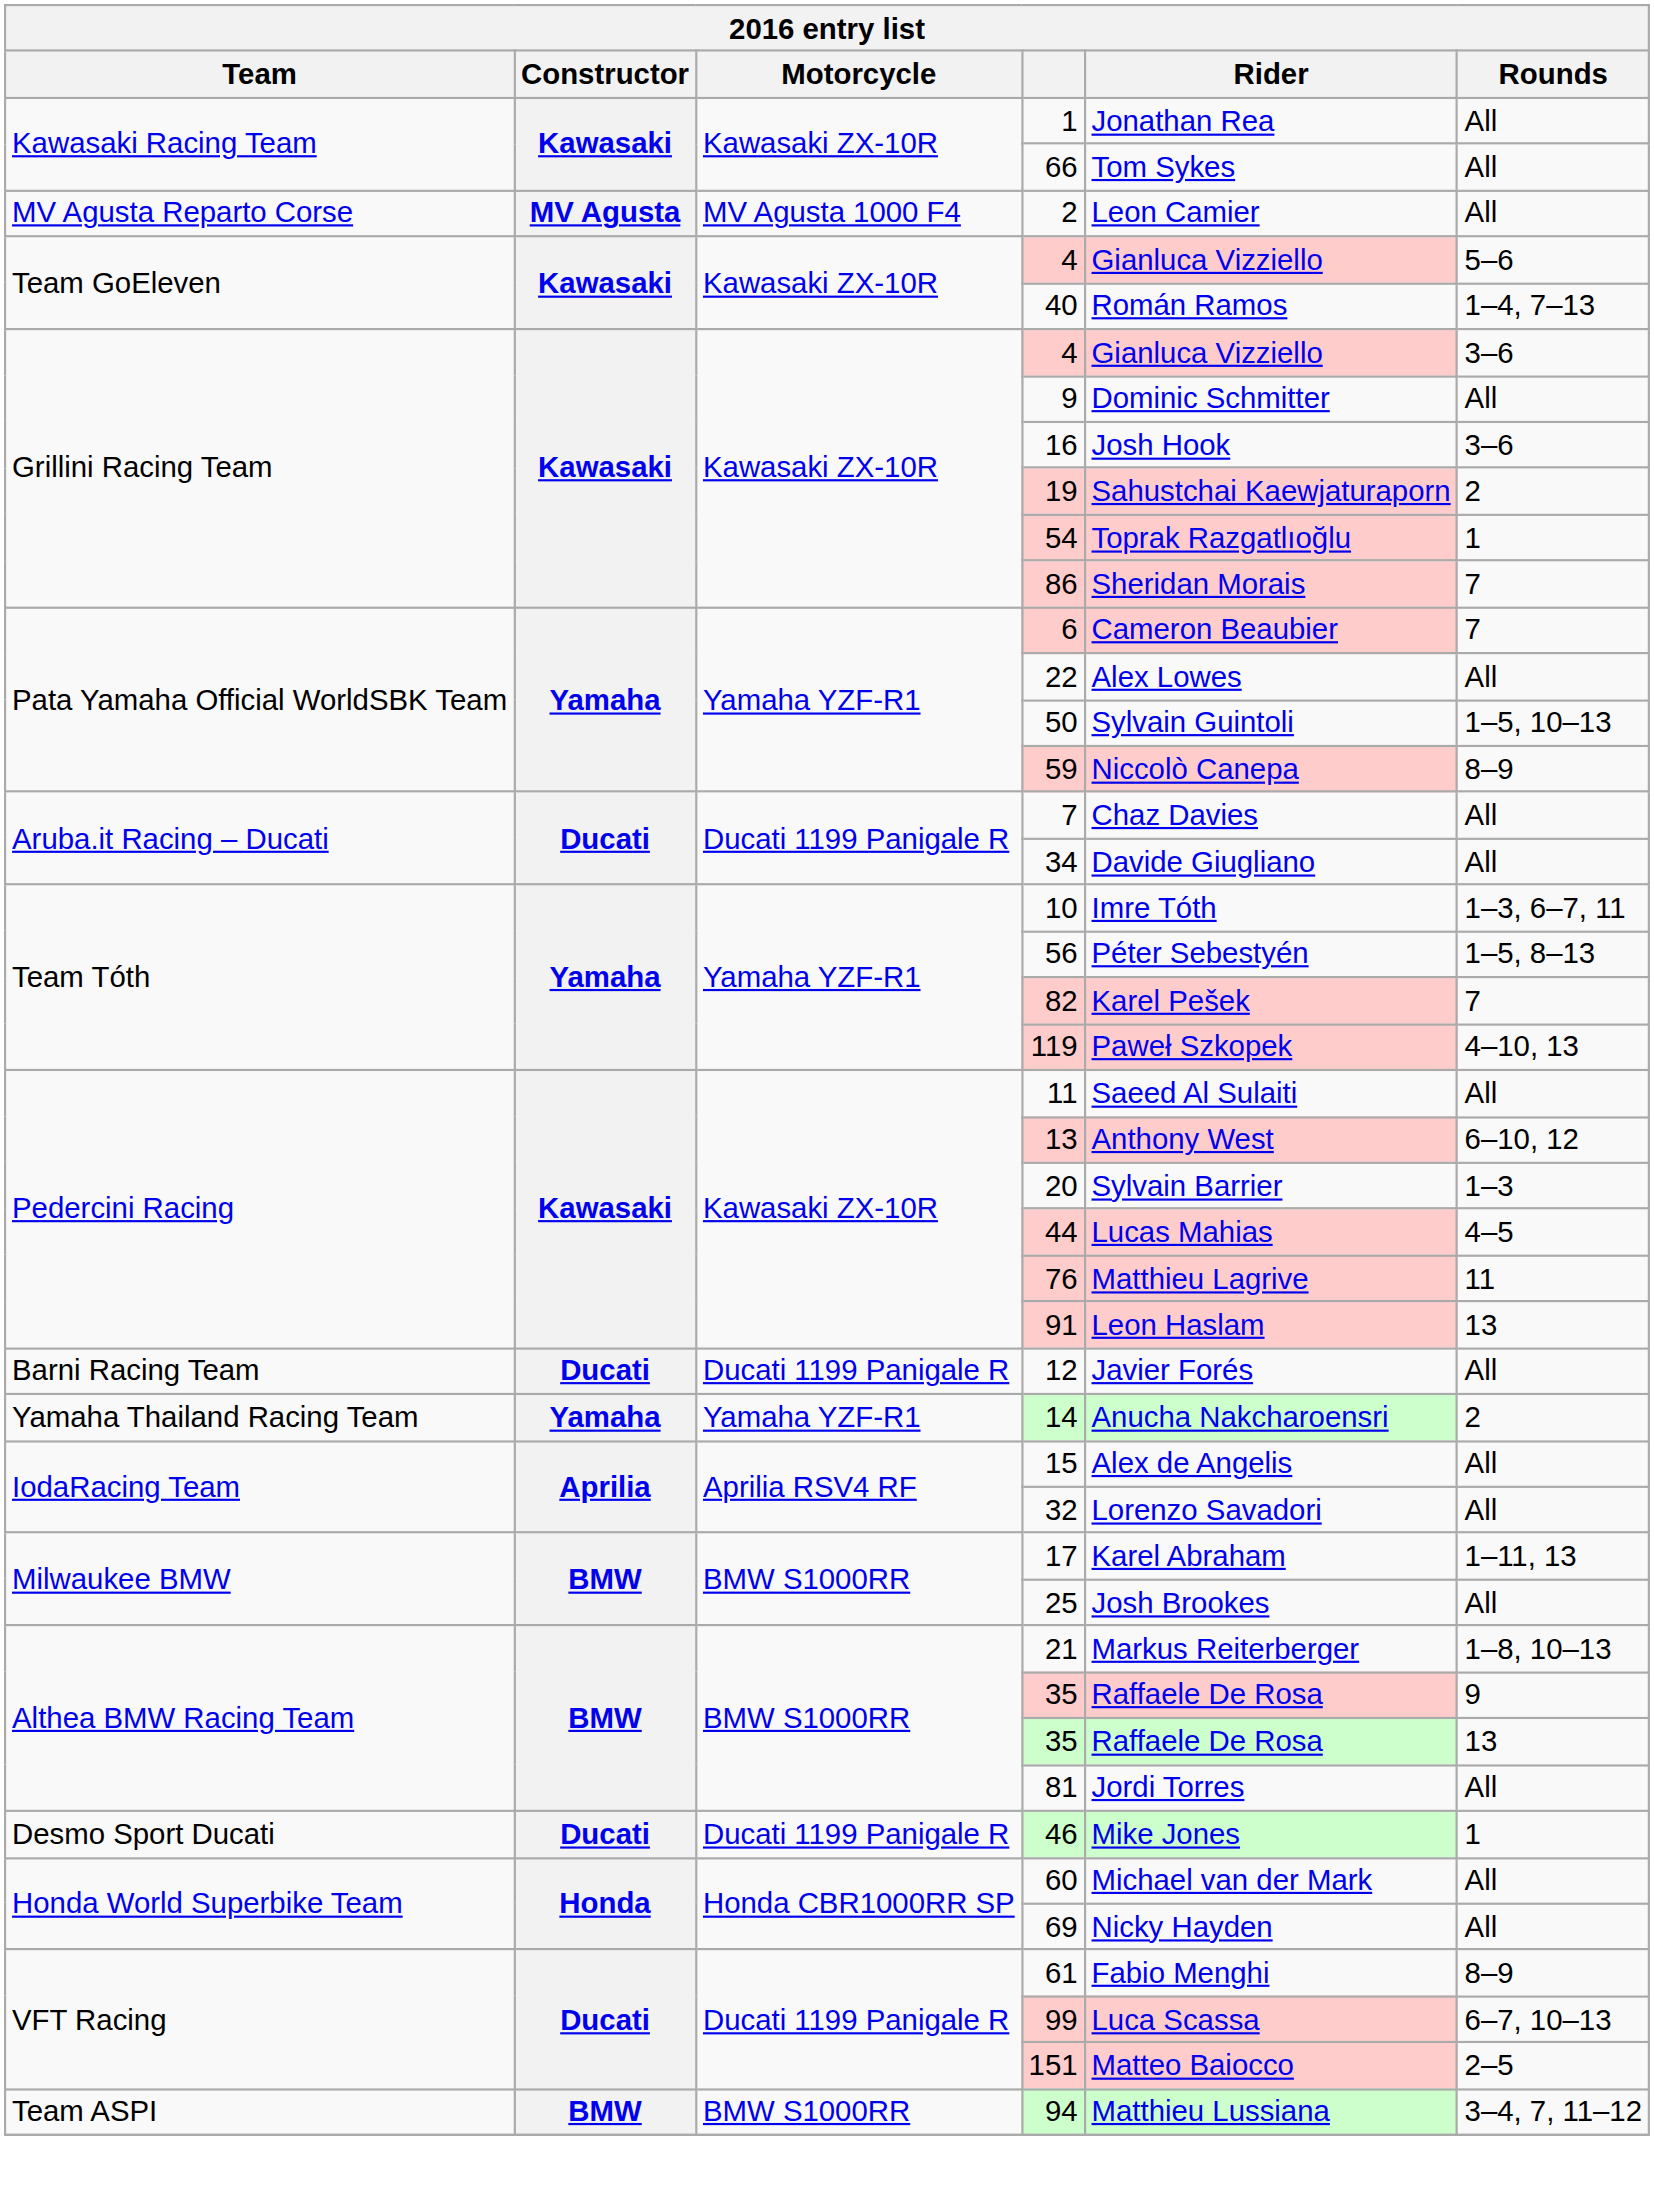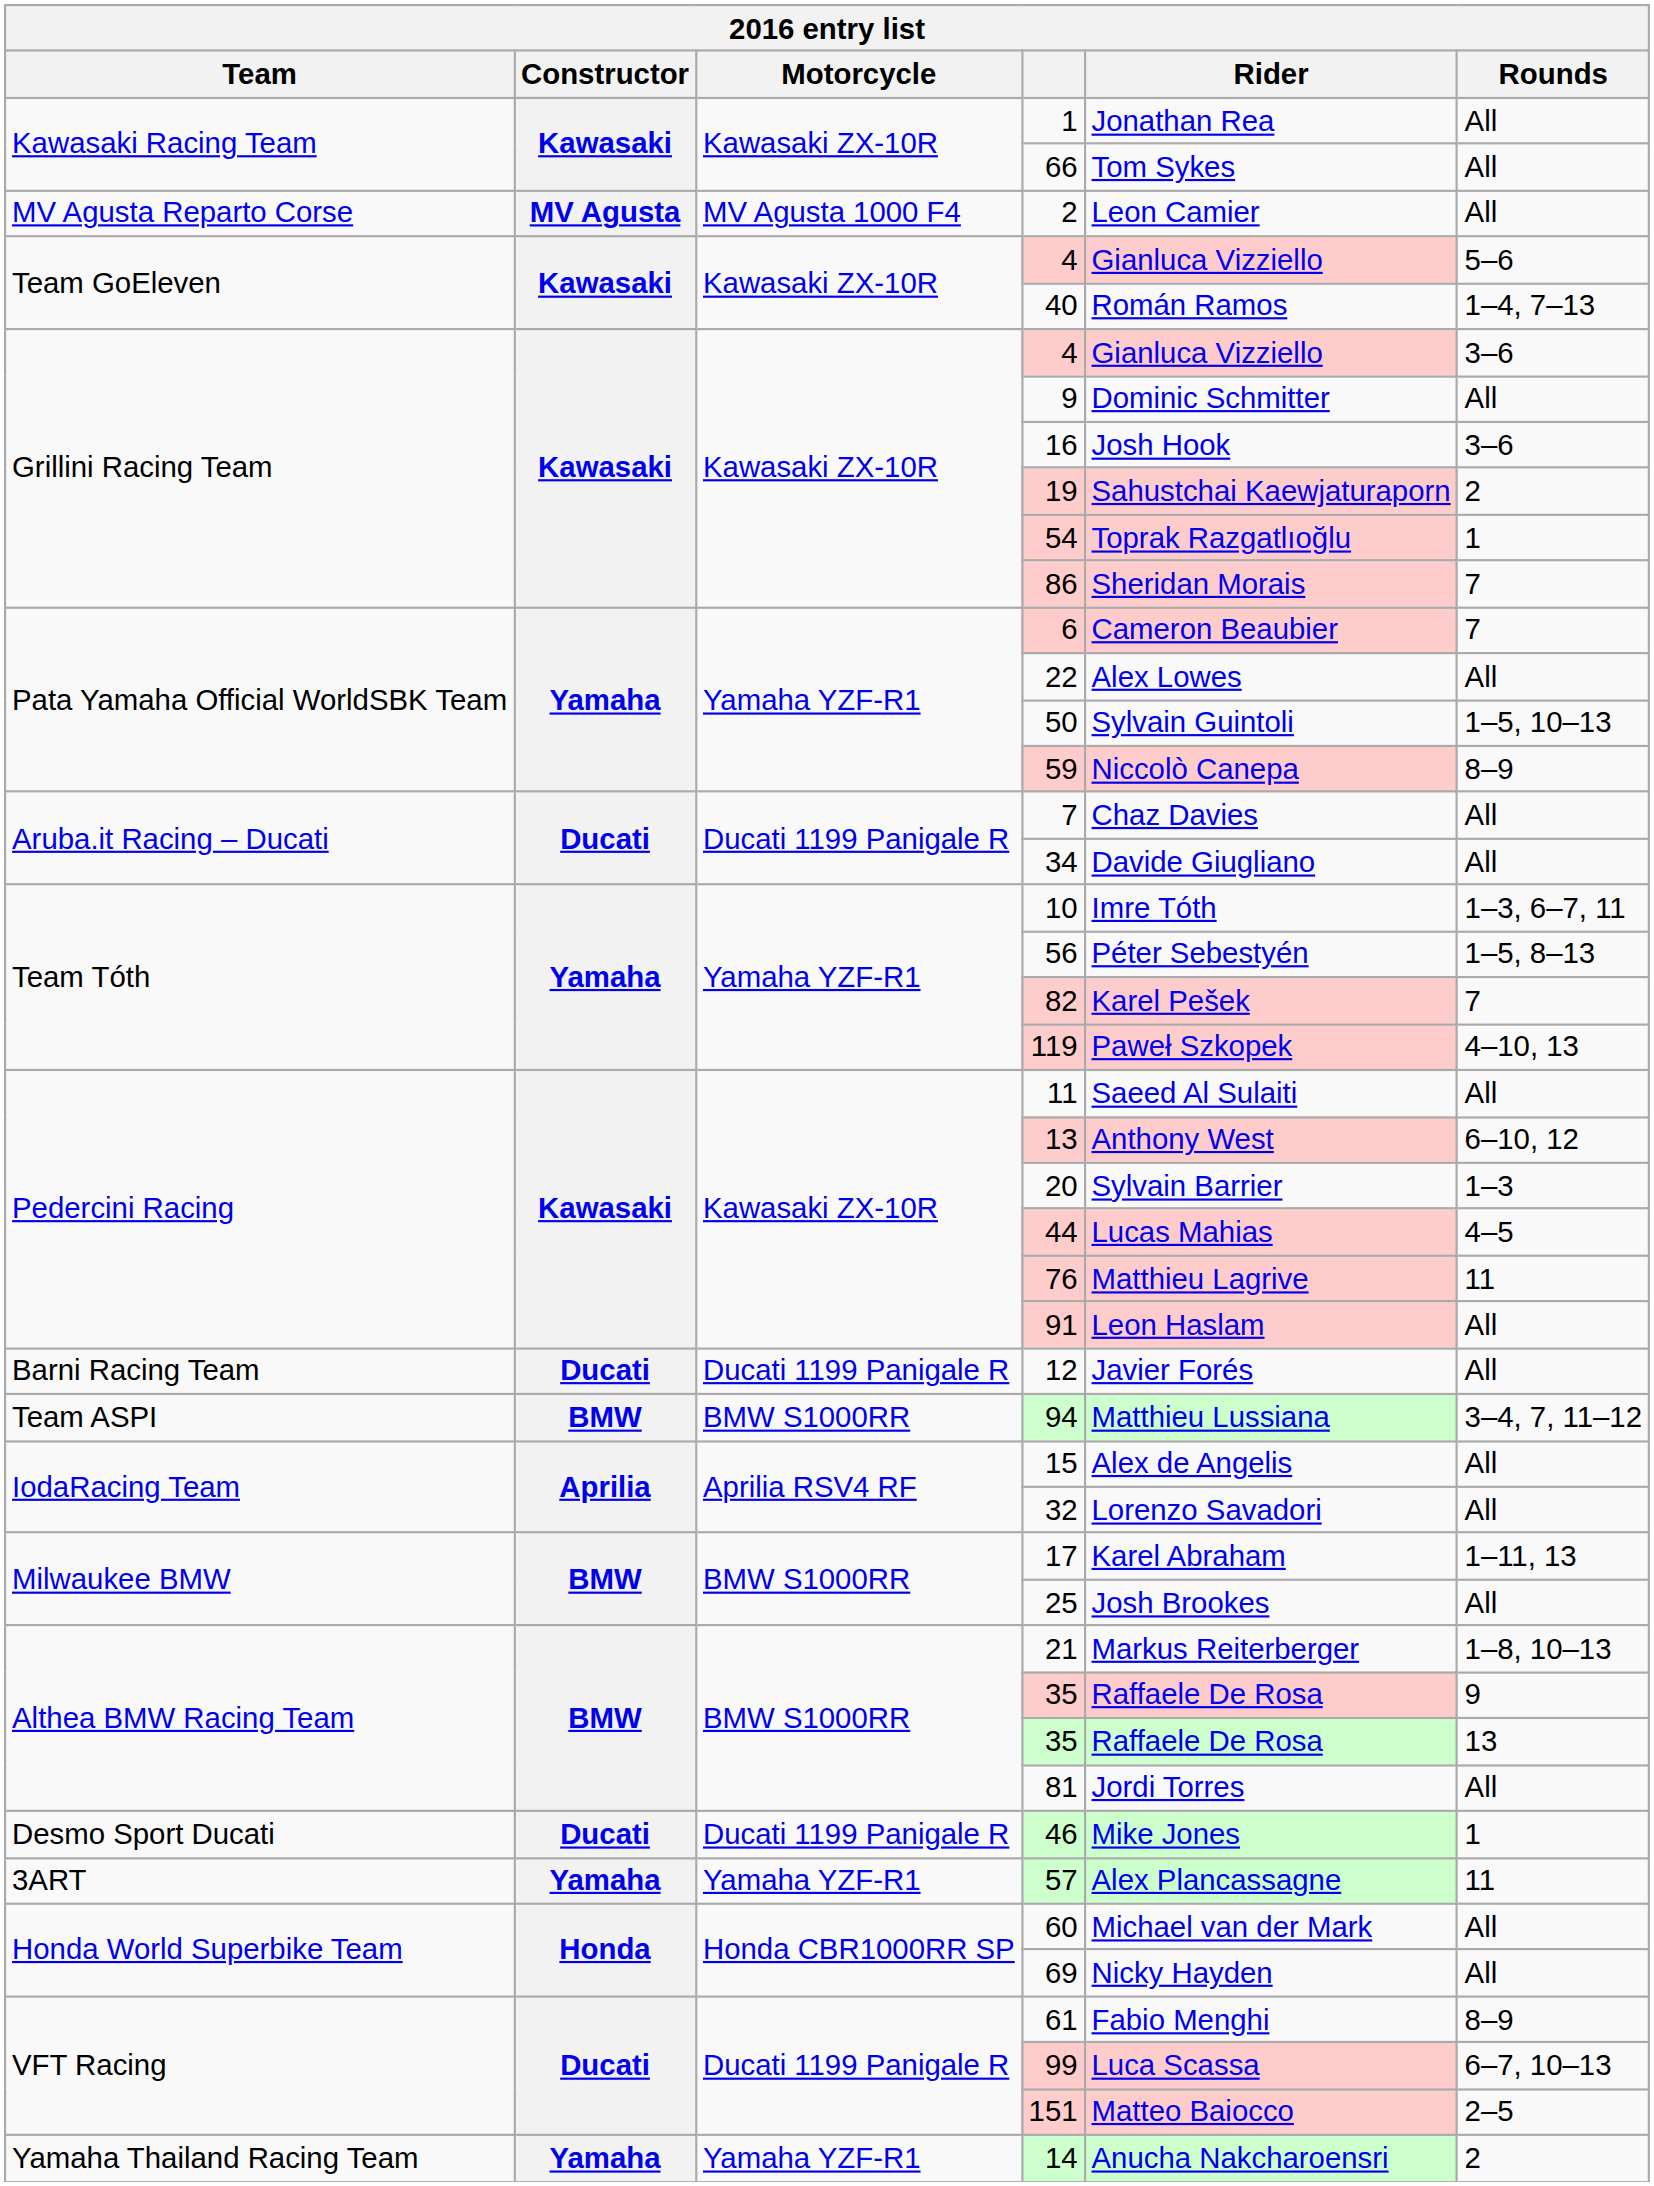(1481, 1324) 13 -> (1481, 1324) All
rows swapped: (215, 1417) <-> (85, 2112)
+ row: (49, 1880)
